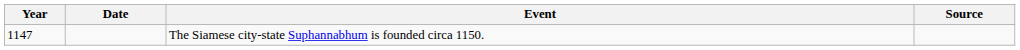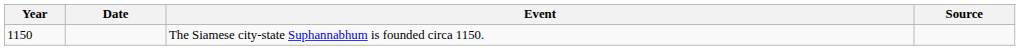(20, 34) 1147 -> (20, 34) 1150
